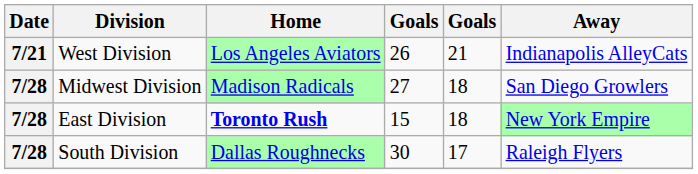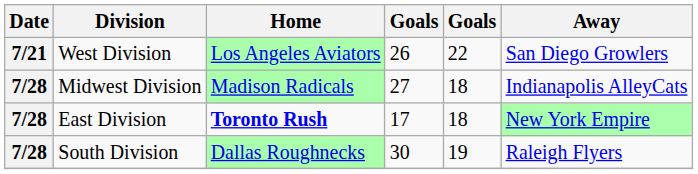(458, 53) 21 -> (458, 53) 22
(597, 53) Indianapolis AlleyCats -> (587, 53) San Diego Growlers
(587, 86) San Diego Growlers -> (597, 86) Indianapolis AlleyCats
(400, 119) 15 -> (400, 119) 17
(458, 152) 17 -> (458, 152) 19
